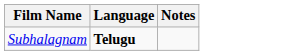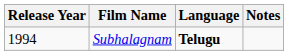+ column: (47, 15)
